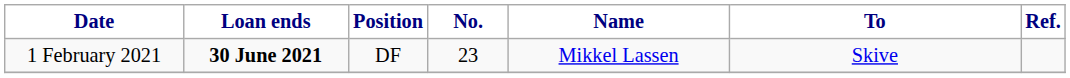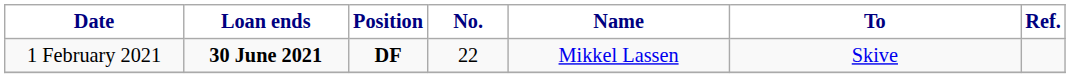(388, 55) normal -> (388, 55) bold
(468, 55) 23 -> (468, 55) 22
